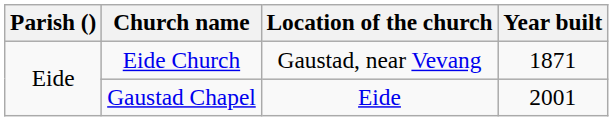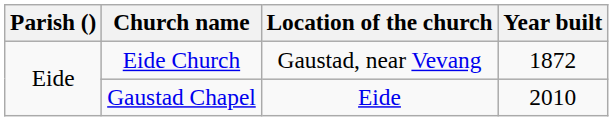(553, 60) 1871 -> (553, 60) 1872
(553, 97) 2001 -> (553, 97) 2010
